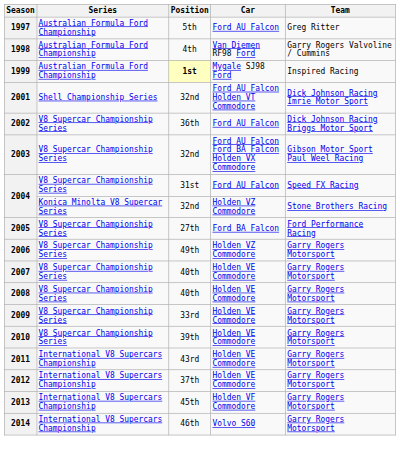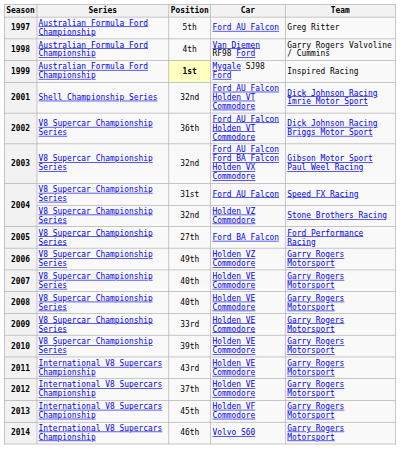(246, 124) Ford AU Falcon -> (246, 129) Ford AU Falcon Holden VT Commodore
(100, 207) Konica Minolta V8 Supercar Series -> (96, 216) V8 Supercar Championship Series
